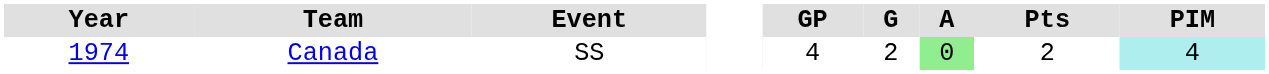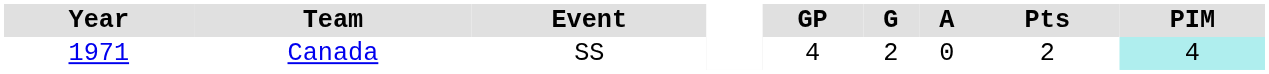(99, 53) 1974 -> (99, 53) 1971
(947, 53) lightgreen background -> (947, 53) no background
